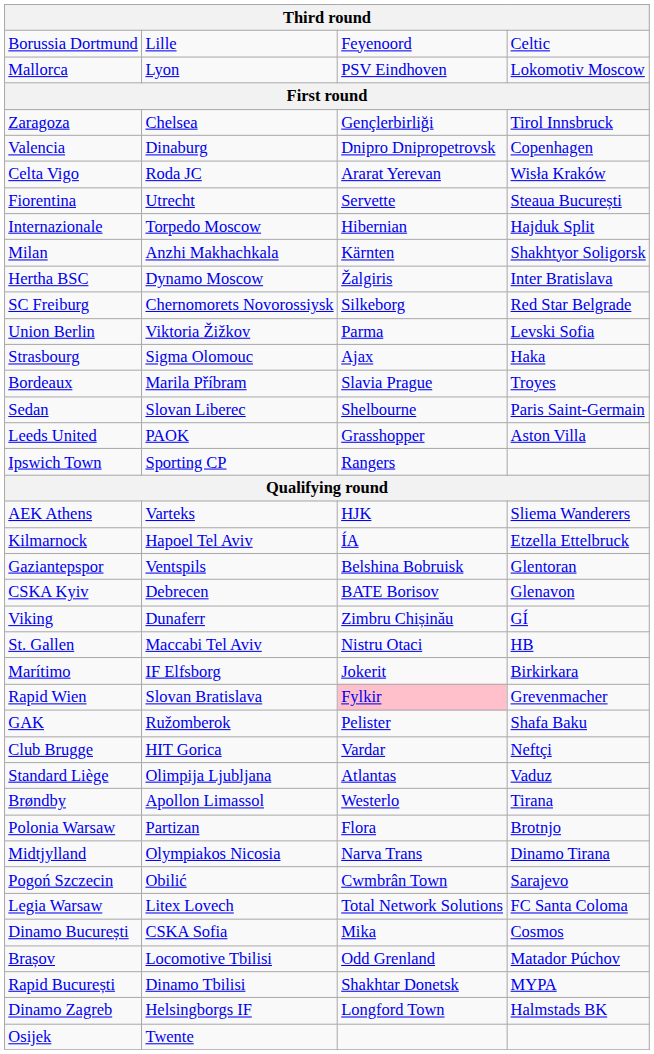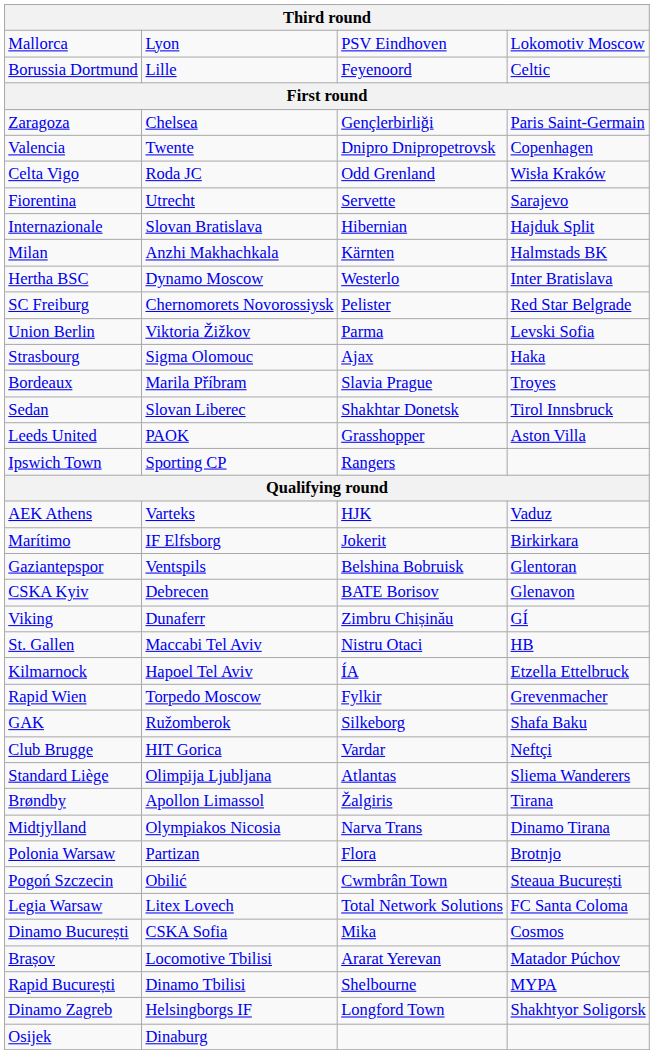rows swapped: (38, 69) <-> (73, 43)
(562, 122) Tirol Innsbruck -> (578, 122) Paris Saint-Germain
(176, 148) Dinaburg -> (170, 148) Twente
(391, 174) Ararat Yerevan -> (388, 174) Odd Grenland
(566, 200) Steaua București -> (539, 200) Sarajevo
(203, 226) Torpedo Moscow -> (204, 226) Slovan Bratislava
(578, 252) Shakhtyor Soligorsk -> (559, 252) Halmstads BK
(367, 278) Žalgiris -> (370, 278) Westerlo
(373, 305) Silkeborg -> (366, 305) Pelister
(379, 409) Shelbourne -> (400, 409) Shakhtar Donetsk
(578, 409) Paris Saint-Germain -> (562, 409) Tirol Innsbruck
(570, 514) Sliema Wanderers -> (531, 514) Vaduz
rows swapped: (39, 670) <-> (48, 540)
(204, 697) Slovan Bratislava -> (203, 697) Torpedo Moscow
(361, 697) pink background -> (361, 697) no background
(366, 723) Pelister -> (373, 723) Silkeborg
(531, 775) Vaduz -> (570, 775) Sliema Wanderers
(370, 801) Westerlo -> (367, 801) Žalgiris
rows swapped: (47, 853) <-> (62, 827)
(539, 880) Sarajevo -> (566, 880) Steaua București
(388, 958) Odd Grenland -> (391, 958) Ararat Yerevan
(400, 984) Shakhtar Donetsk -> (379, 984) Shelbourne
(559, 1010) Halmstads BK -> (578, 1010) Shakhtyor Soligorsk
(170, 1036) Twente -> (176, 1036) Dinaburg
